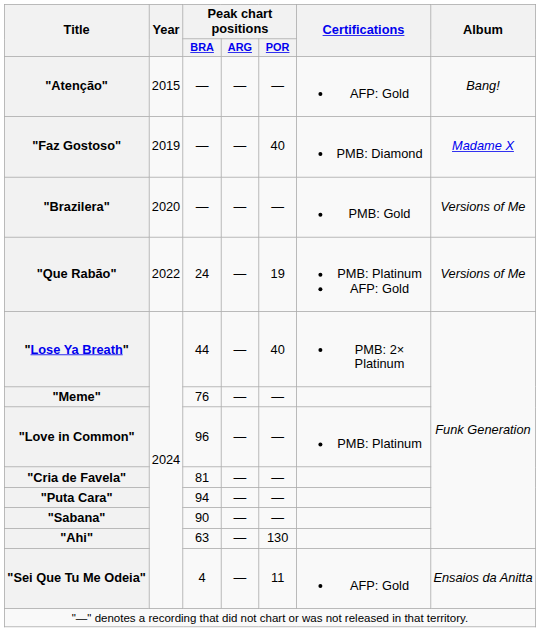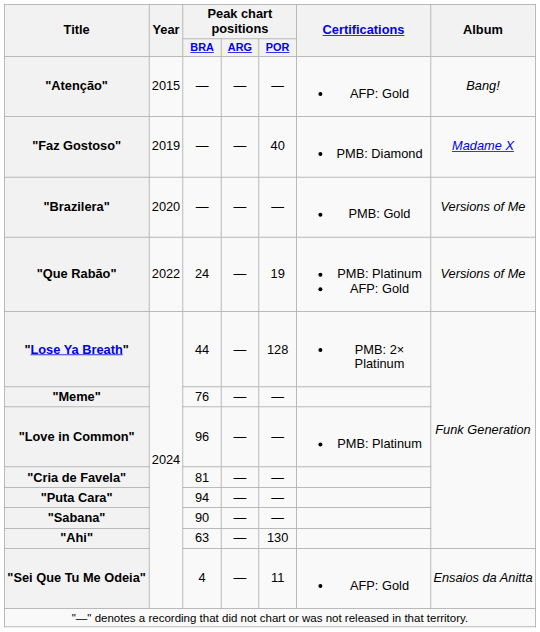(278, 349) 40 -> (278, 349) 128
